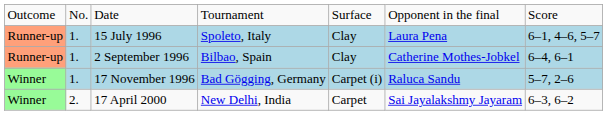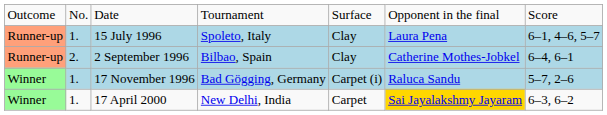(74, 56) 1. -> (74, 56) 2.
(74, 99) 2. -> (74, 99) 1.
(455, 99) no background -> (455, 99) gold background
